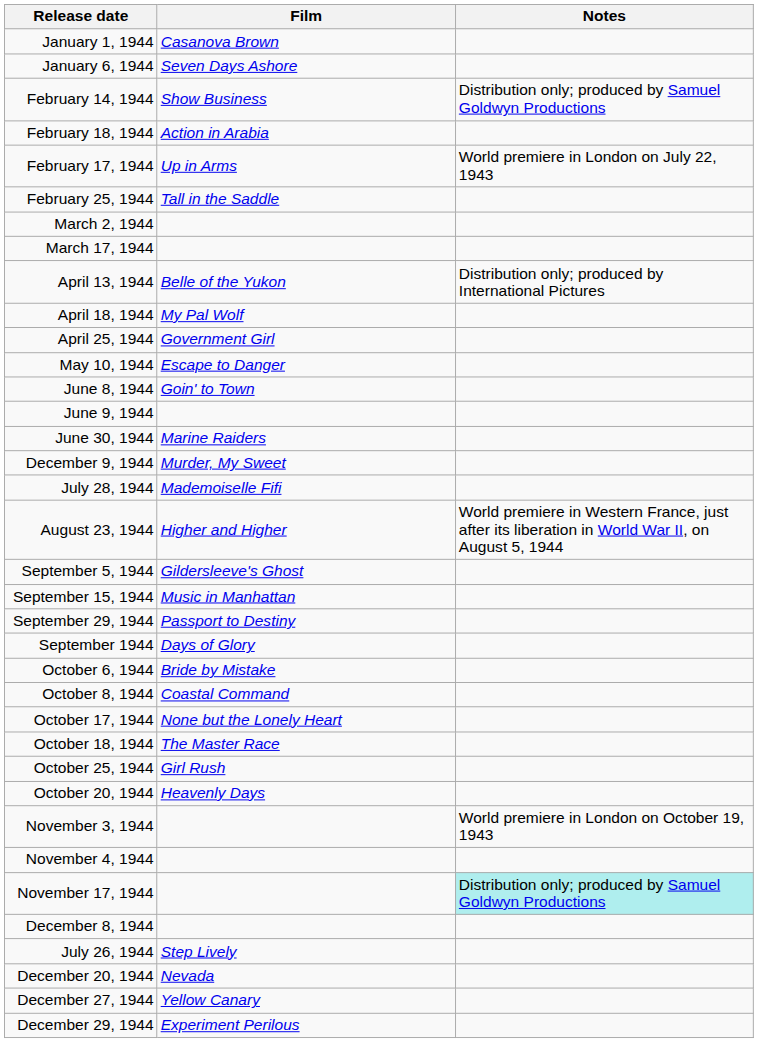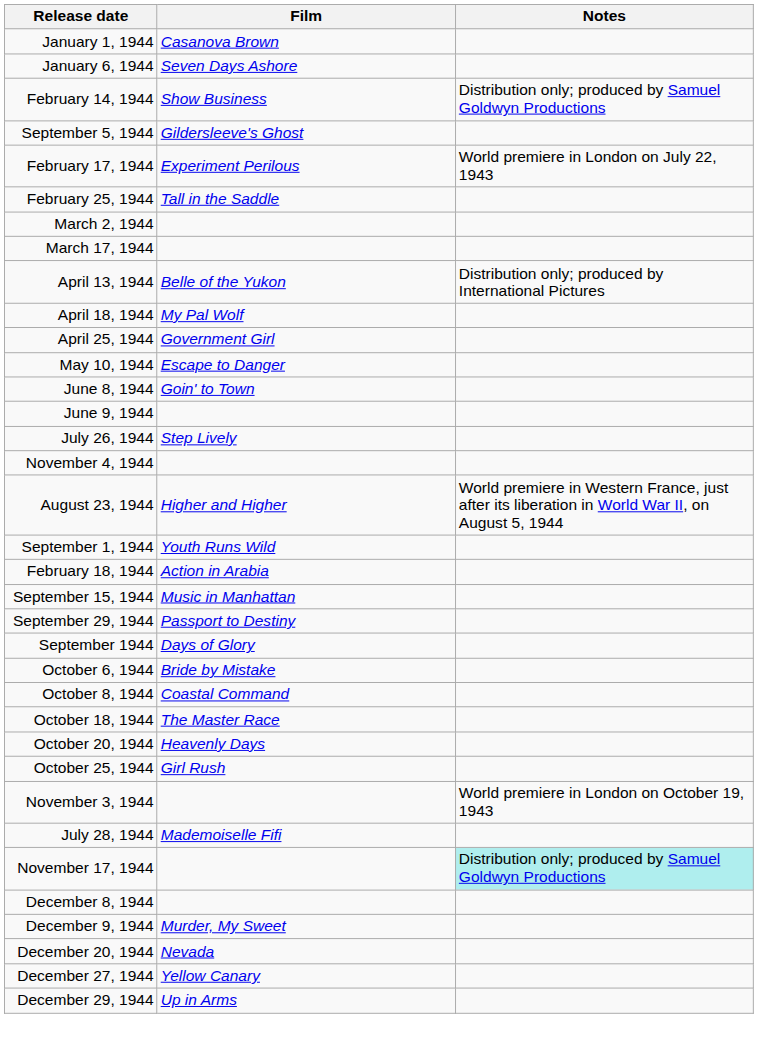rows swapped: (90, 132) <-> (88, 571)
(199, 166) Up in Arms -> (230, 166) Experiment Perilous
- row: (104, 438)
rows swapped: (107, 951) <-> (90, 463)
rows swapped: (107, 487) <-> (90, 859)
+ row: (88, 547)
- row: (94, 719)
rows swapped: (94, 793) <-> (94, 768)
(230, 1025) Experiment Perilous -> (199, 1000) Up in Arms
